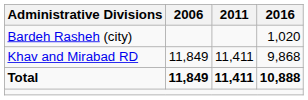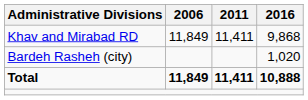rows swapped: (73, 57) <-> (70, 36)
